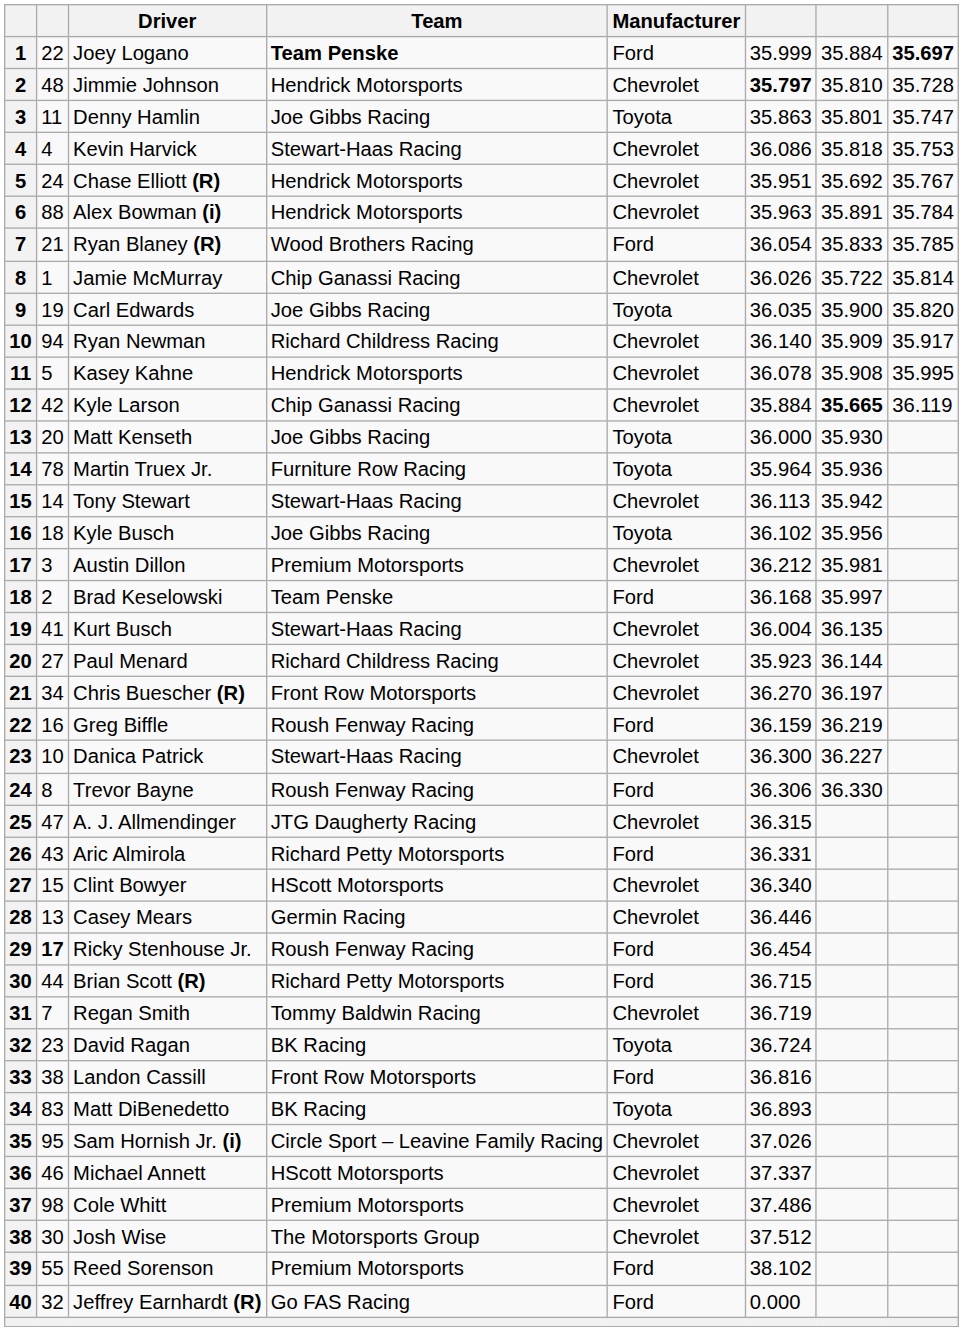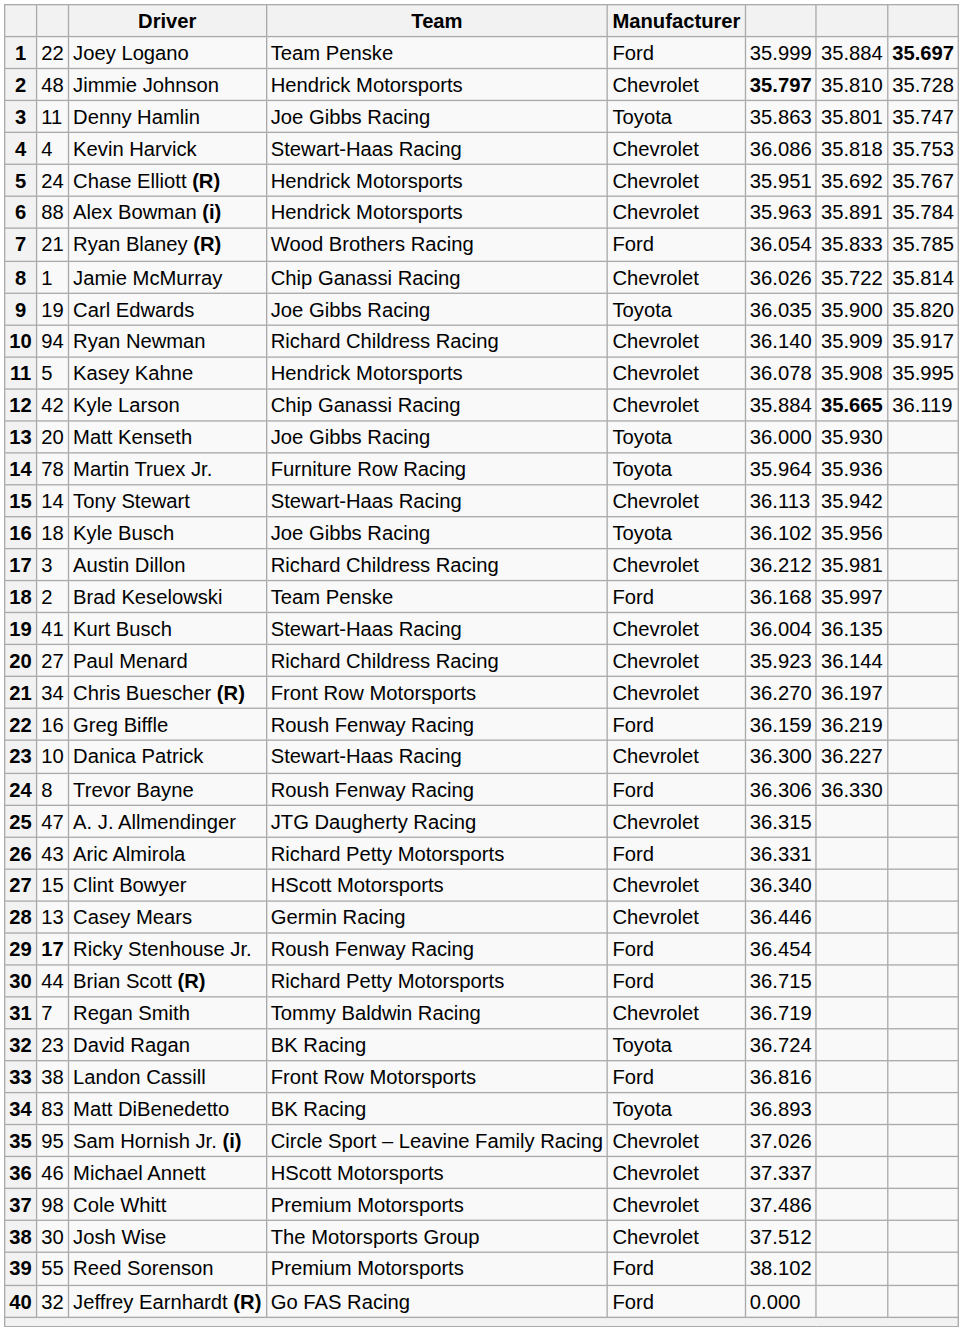(335, 53) bold -> (332, 53) normal
(367, 565) Premium Motorsports -> (385, 565) Richard Childress Racing
